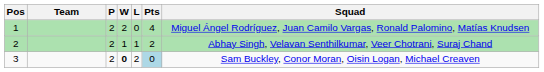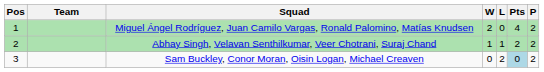columns swapped: (112, 12) <-> (350, 12)
(124, 59) bold -> (490, 59) normal
